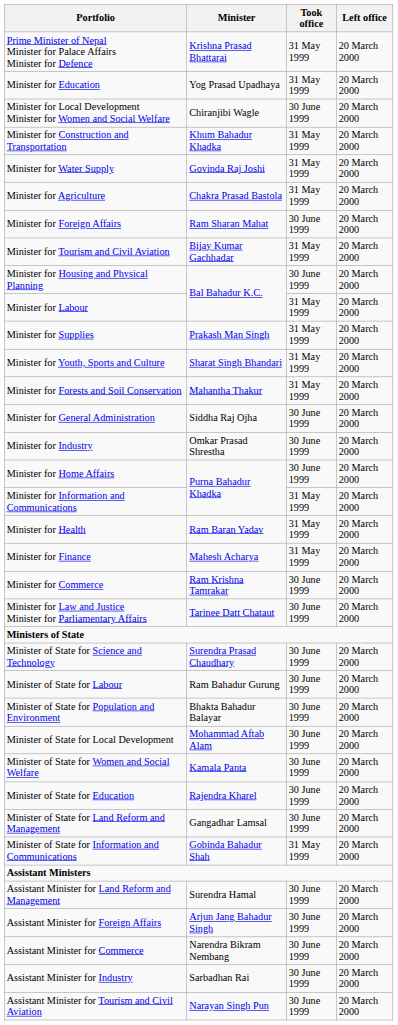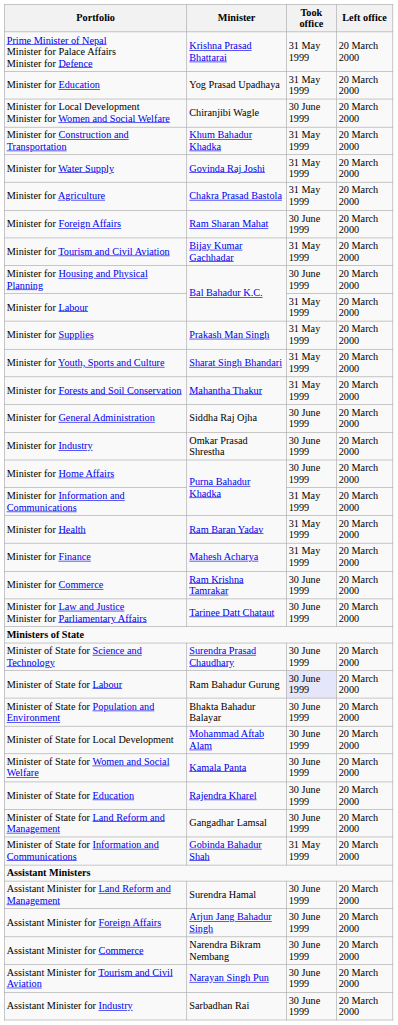(304, 684) no background -> (304, 684) lavender background
rows swapped: (70, 978) <-> (90, 1006)
